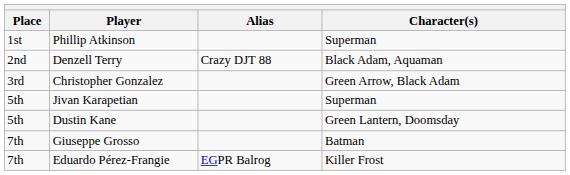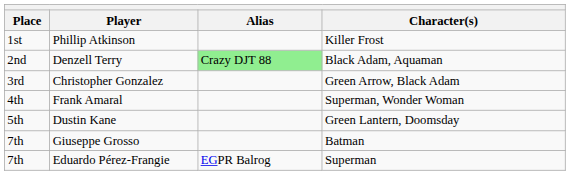(351, 40) Superman -> (354, 40) Killer Frost
(236, 60) no background -> (236, 60) lightgreen background
+ row: (88, 100)
- row: (95, 100)
(354, 160) Killer Frost -> (351, 160) Superman
